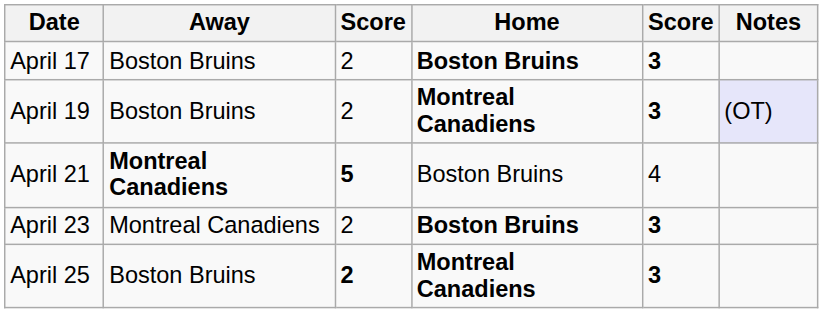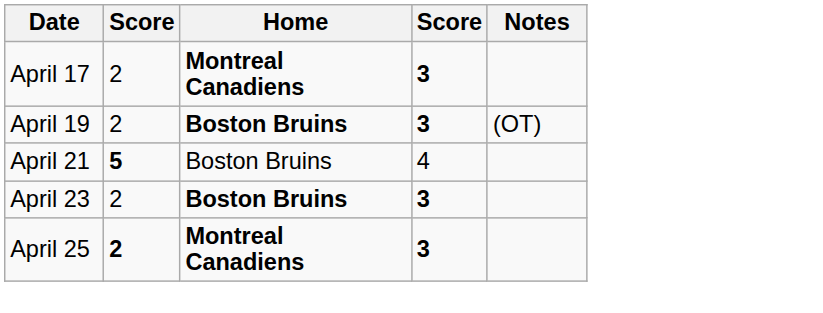- column: (219, 23)
(498, 60) Boston Bruins -> (245, 73) Montreal Canadiens
(476, 110) Montreal Canadiens -> (266, 124) Boston Bruins
(748, 110) lavender background -> (517, 124) no background
